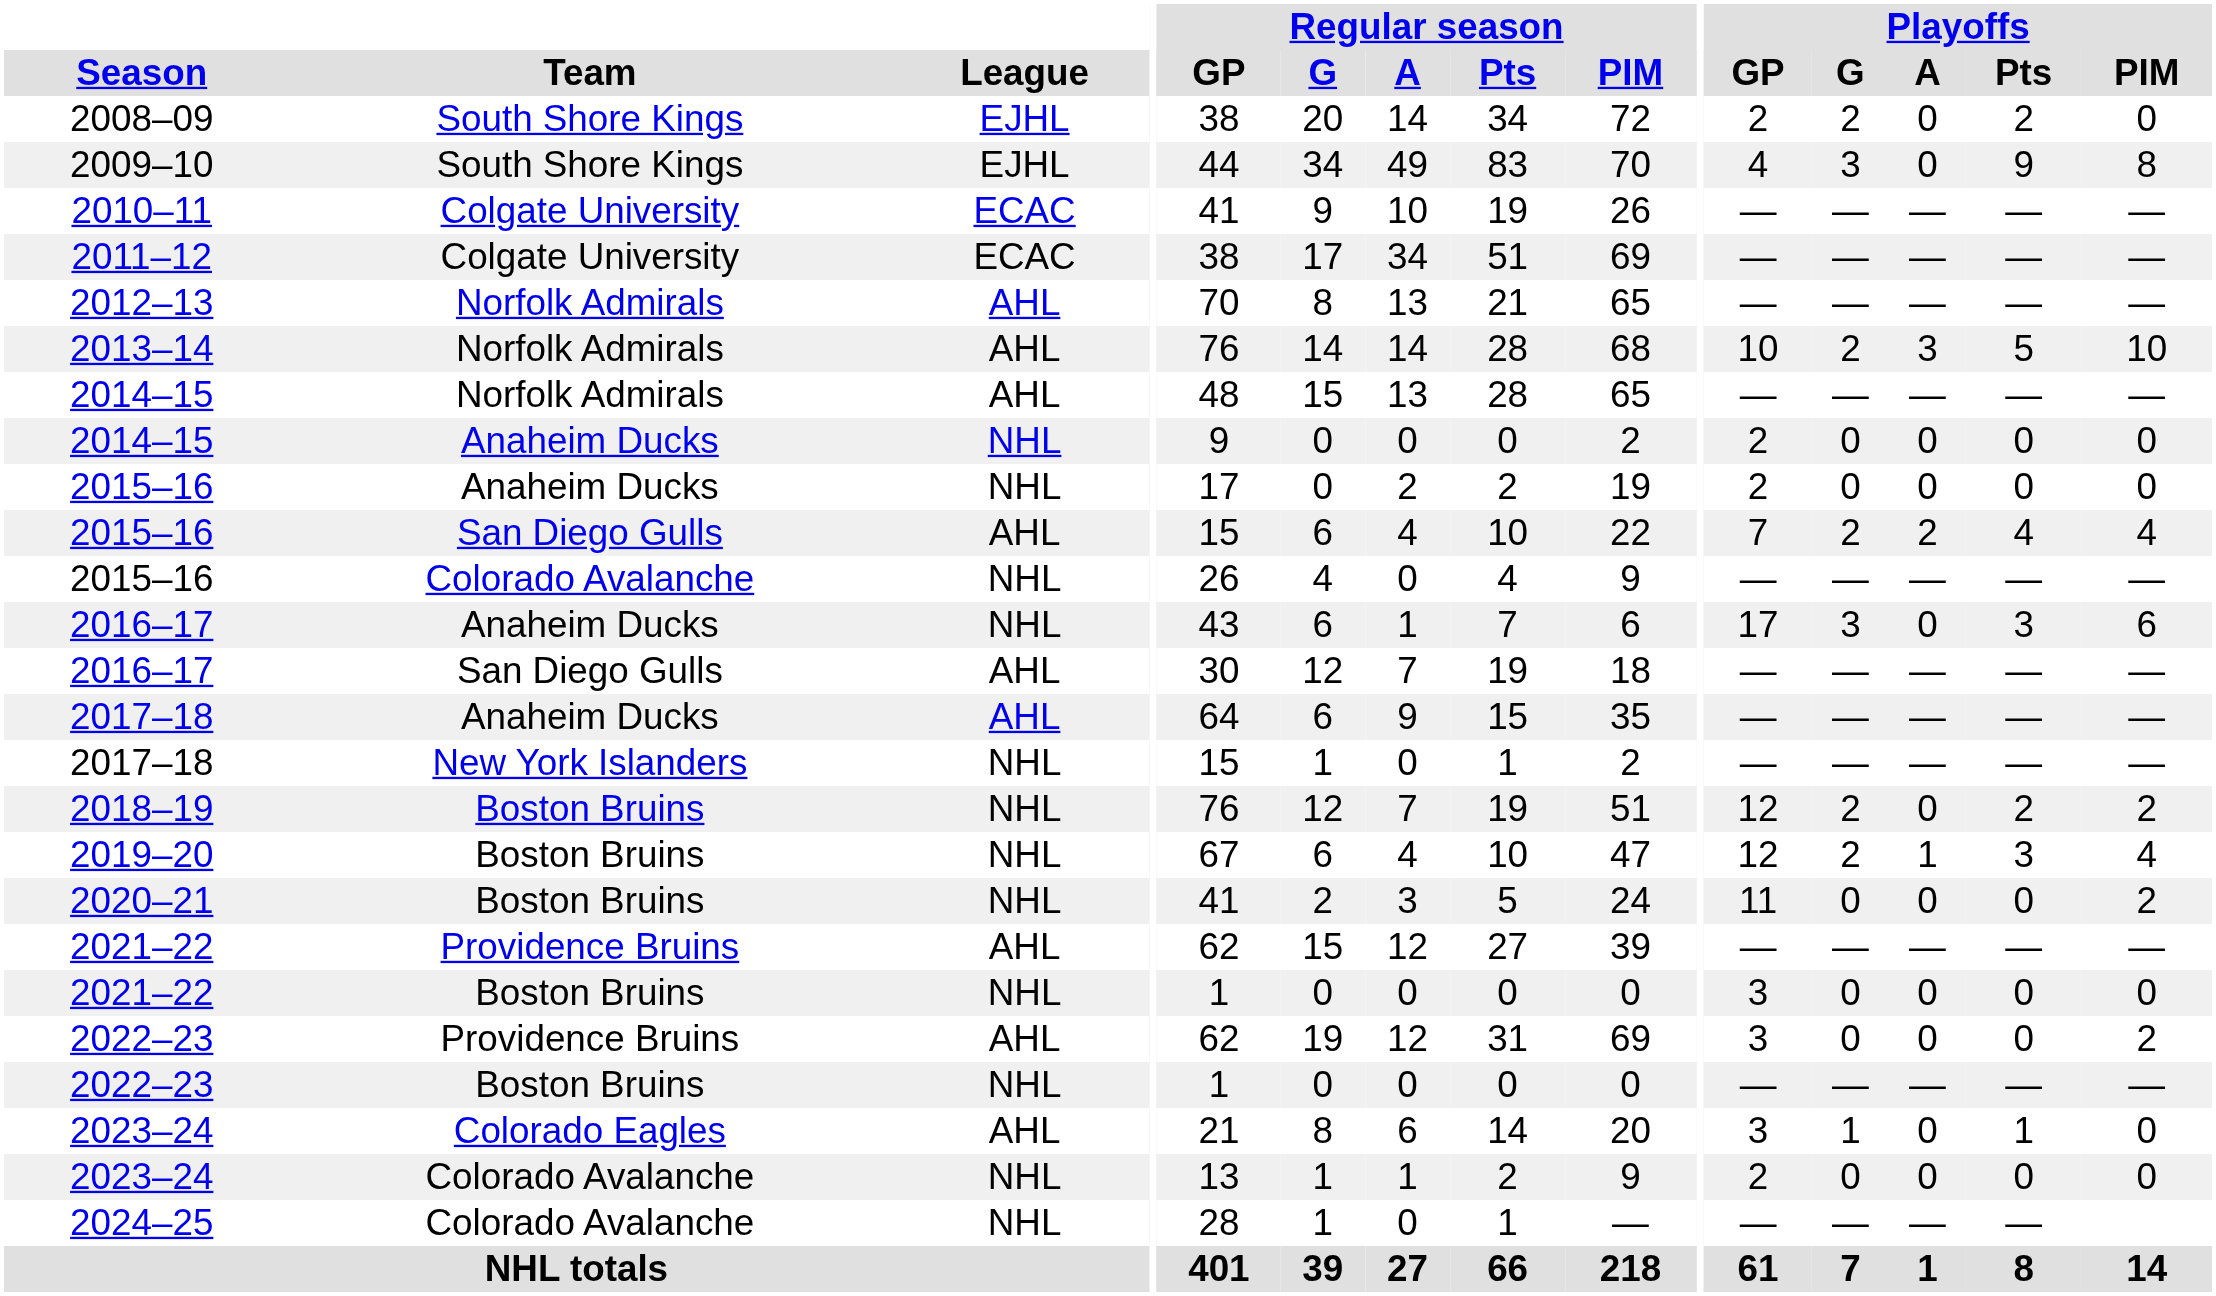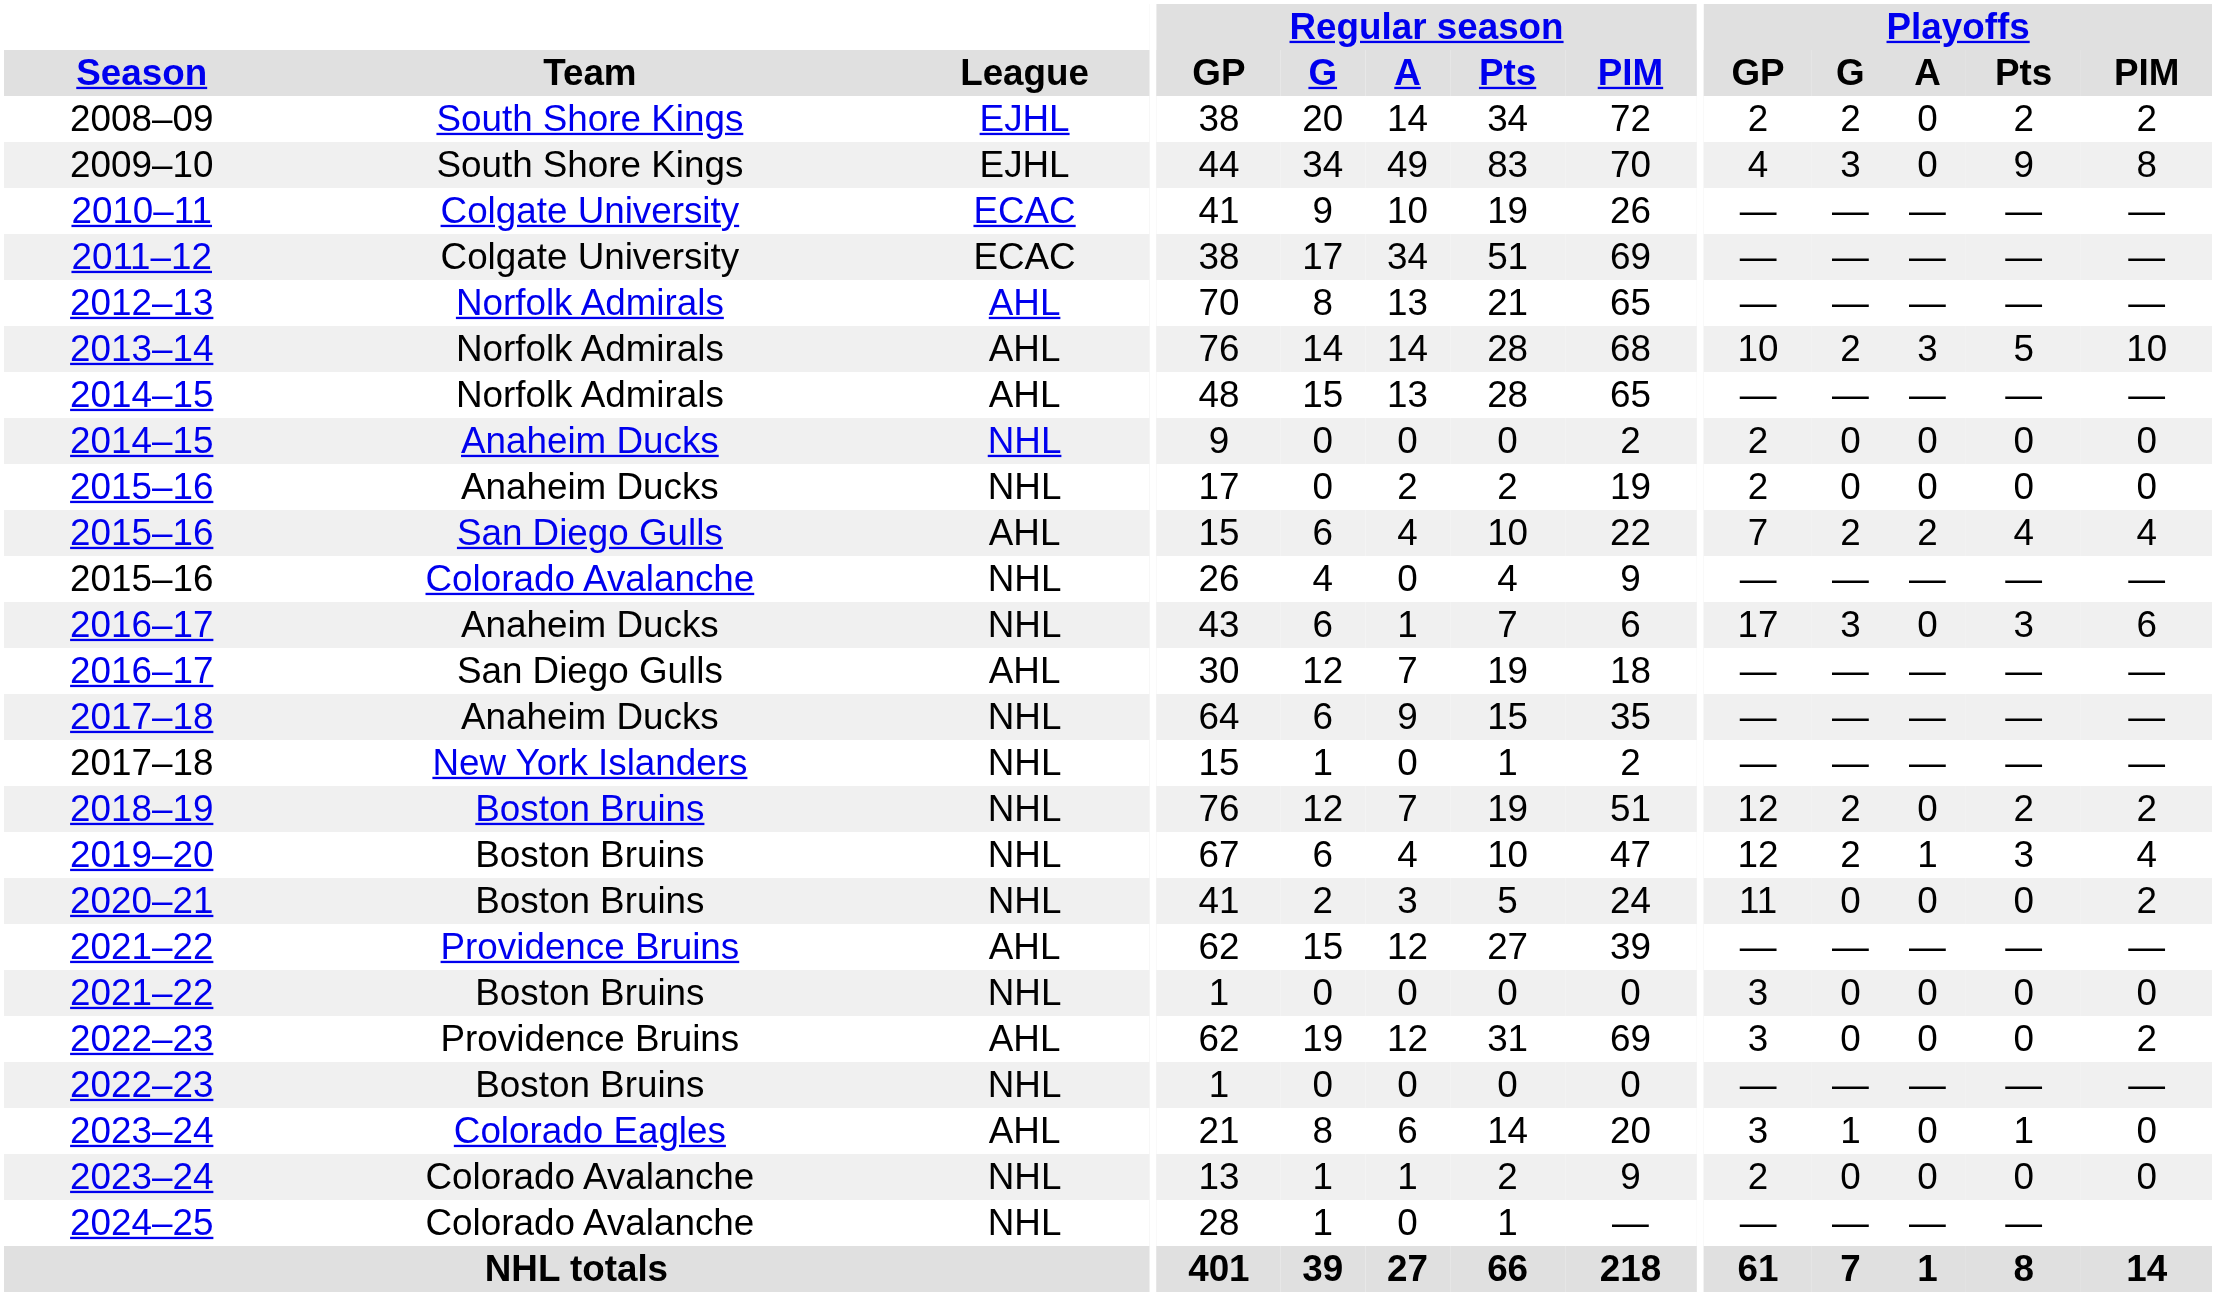(2147, 118) 0 -> (2147, 118) 2
(1025, 716) AHL -> (1025, 716) NHL
